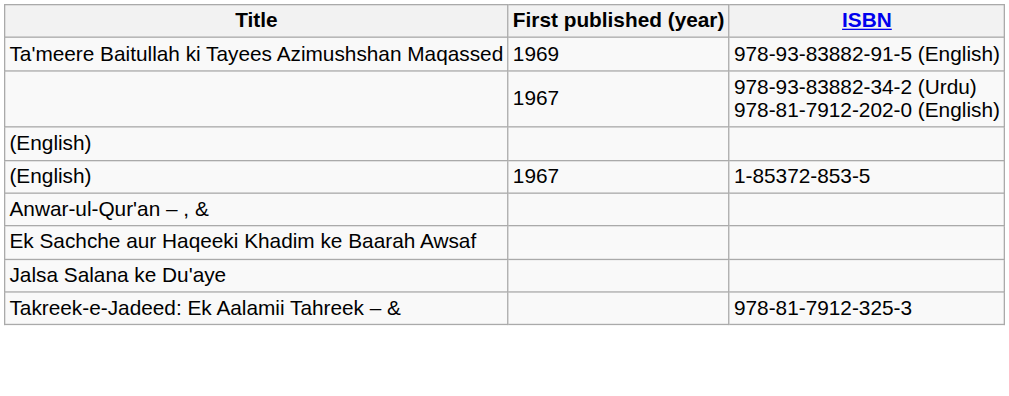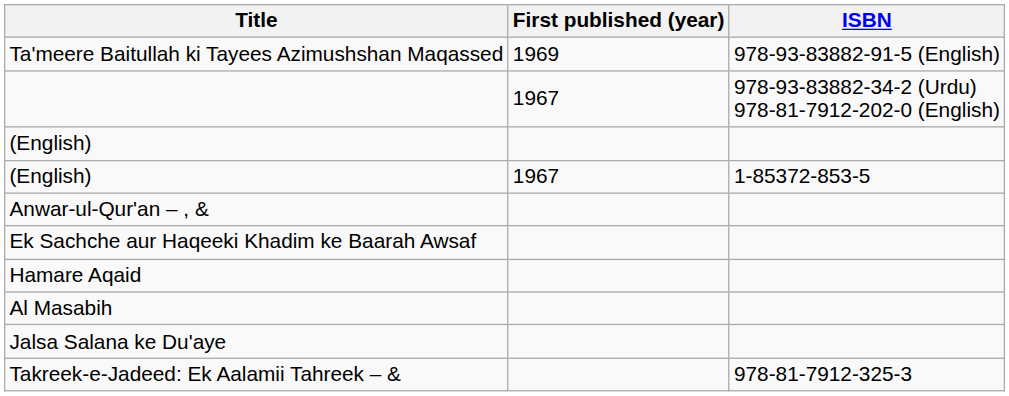+ row: (75, 275)
+ row: (61, 308)
